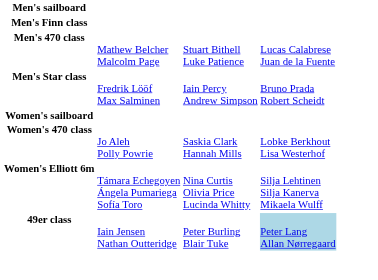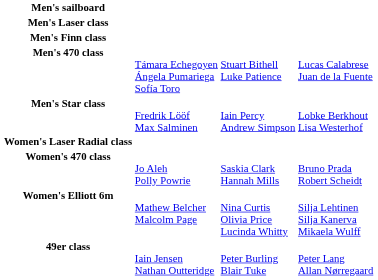+ row: (68, 22)
(133, 55) Mathew Belcher Malcolm Page -> (176, 76) Támara Echegoyen Ángela Pumariega Sofía Toro
(292, 94) Bruno Prada Robert Scheidt -> (333, 121) Lobke Berkhout Lisa Westerhof
- row: (49, 115)
+ row: (68, 142)
(295, 148) Lobke Berkhout Lisa Westerhof -> (330, 175) Bruno Prada Robert Scheidt
(139, 193) Támara Echegoyen Ángela Pumariega Sofía Toro -> (170, 213) Mathew Belcher Malcolm Page
(298, 238) lightblue background -> (336, 264) no background
